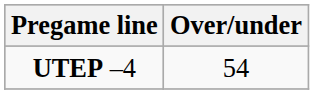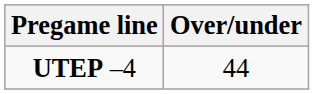(236, 67) 54 -> (236, 67) 44
